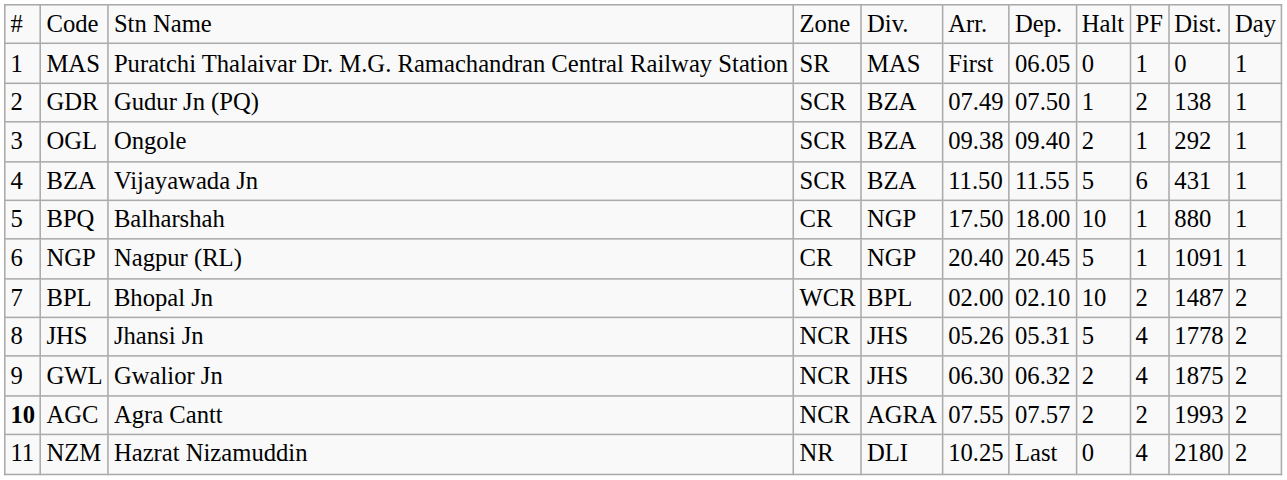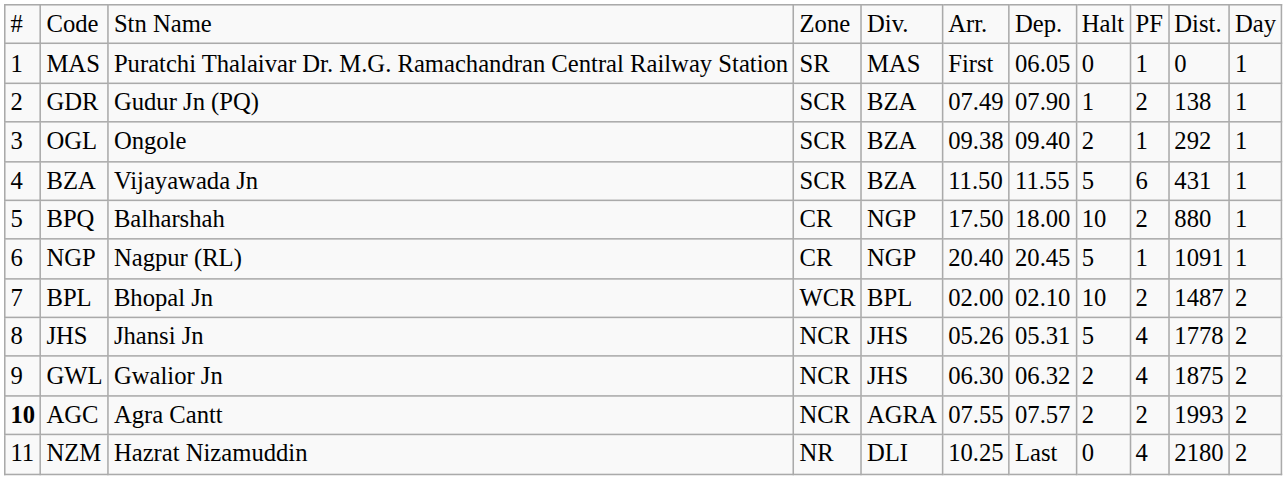(1043, 102) 07.50 -> (1043, 102) 07.90
(1142, 219) 1 -> (1142, 219) 2
